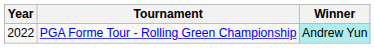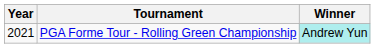(21, 33) 2022 -> (21, 33) 2021
